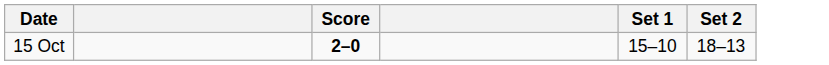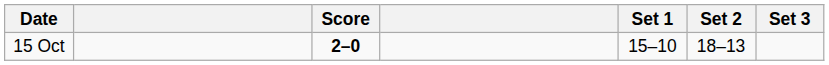+ column: (790, 19)
